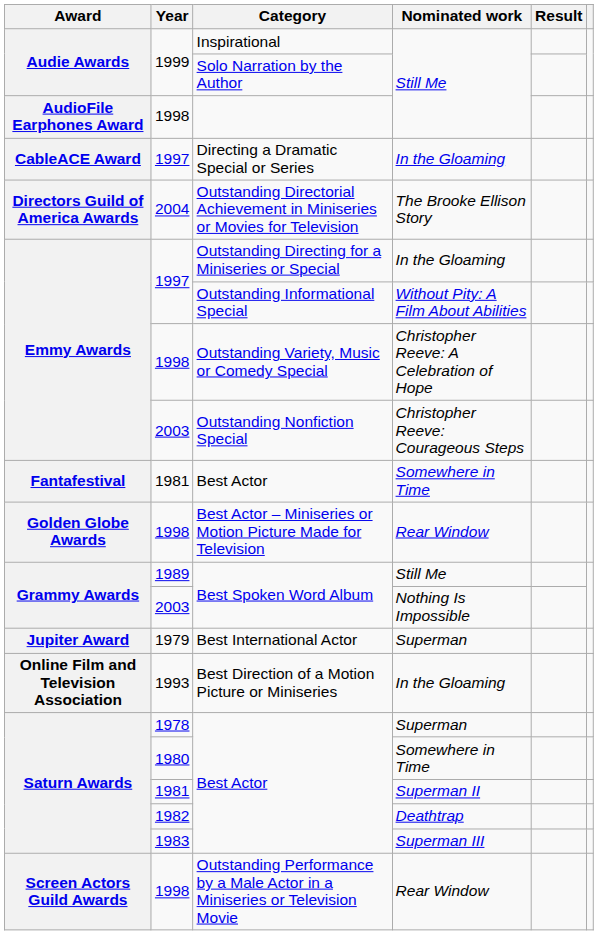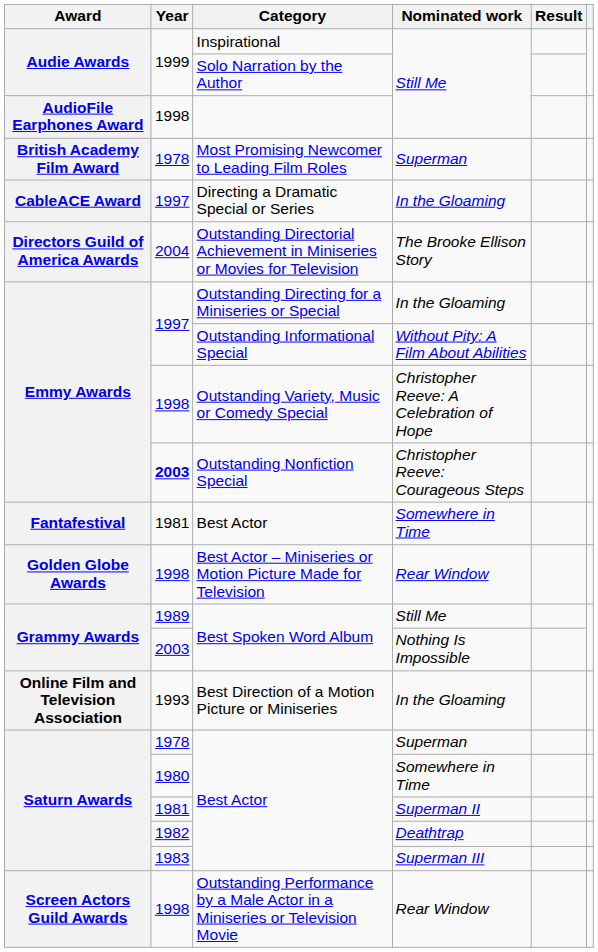+ row: (289, 158)
(172, 430) normal -> (172, 472) bold
- row: (277, 640)
